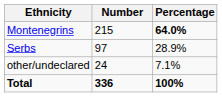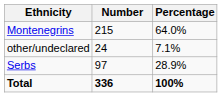(171, 30) bold -> (171, 30) normal
rows swapped: (21, 48) <-> (48, 65)
